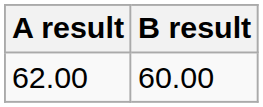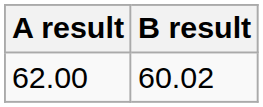(176, 76) 60.00 -> (176, 76) 60.02
